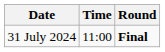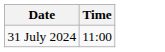- column: (137, 15)
